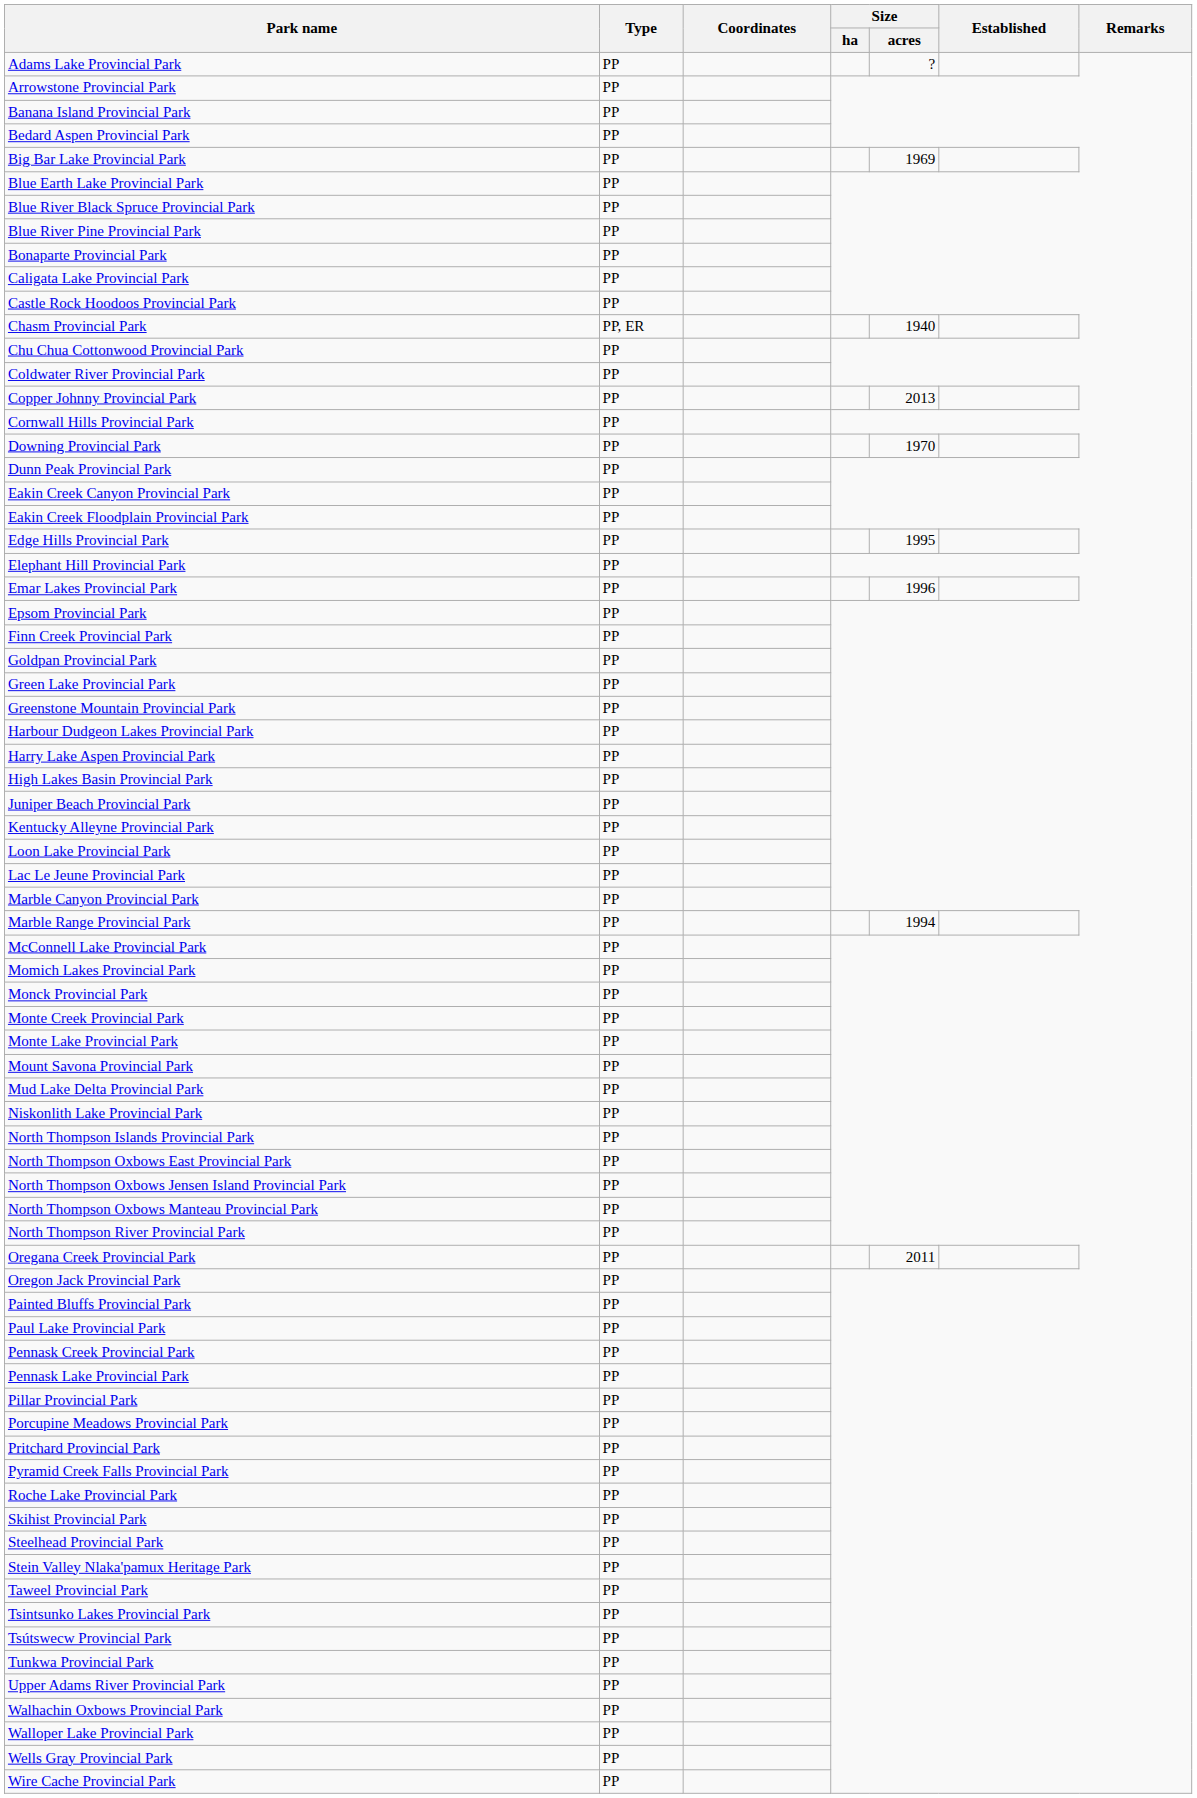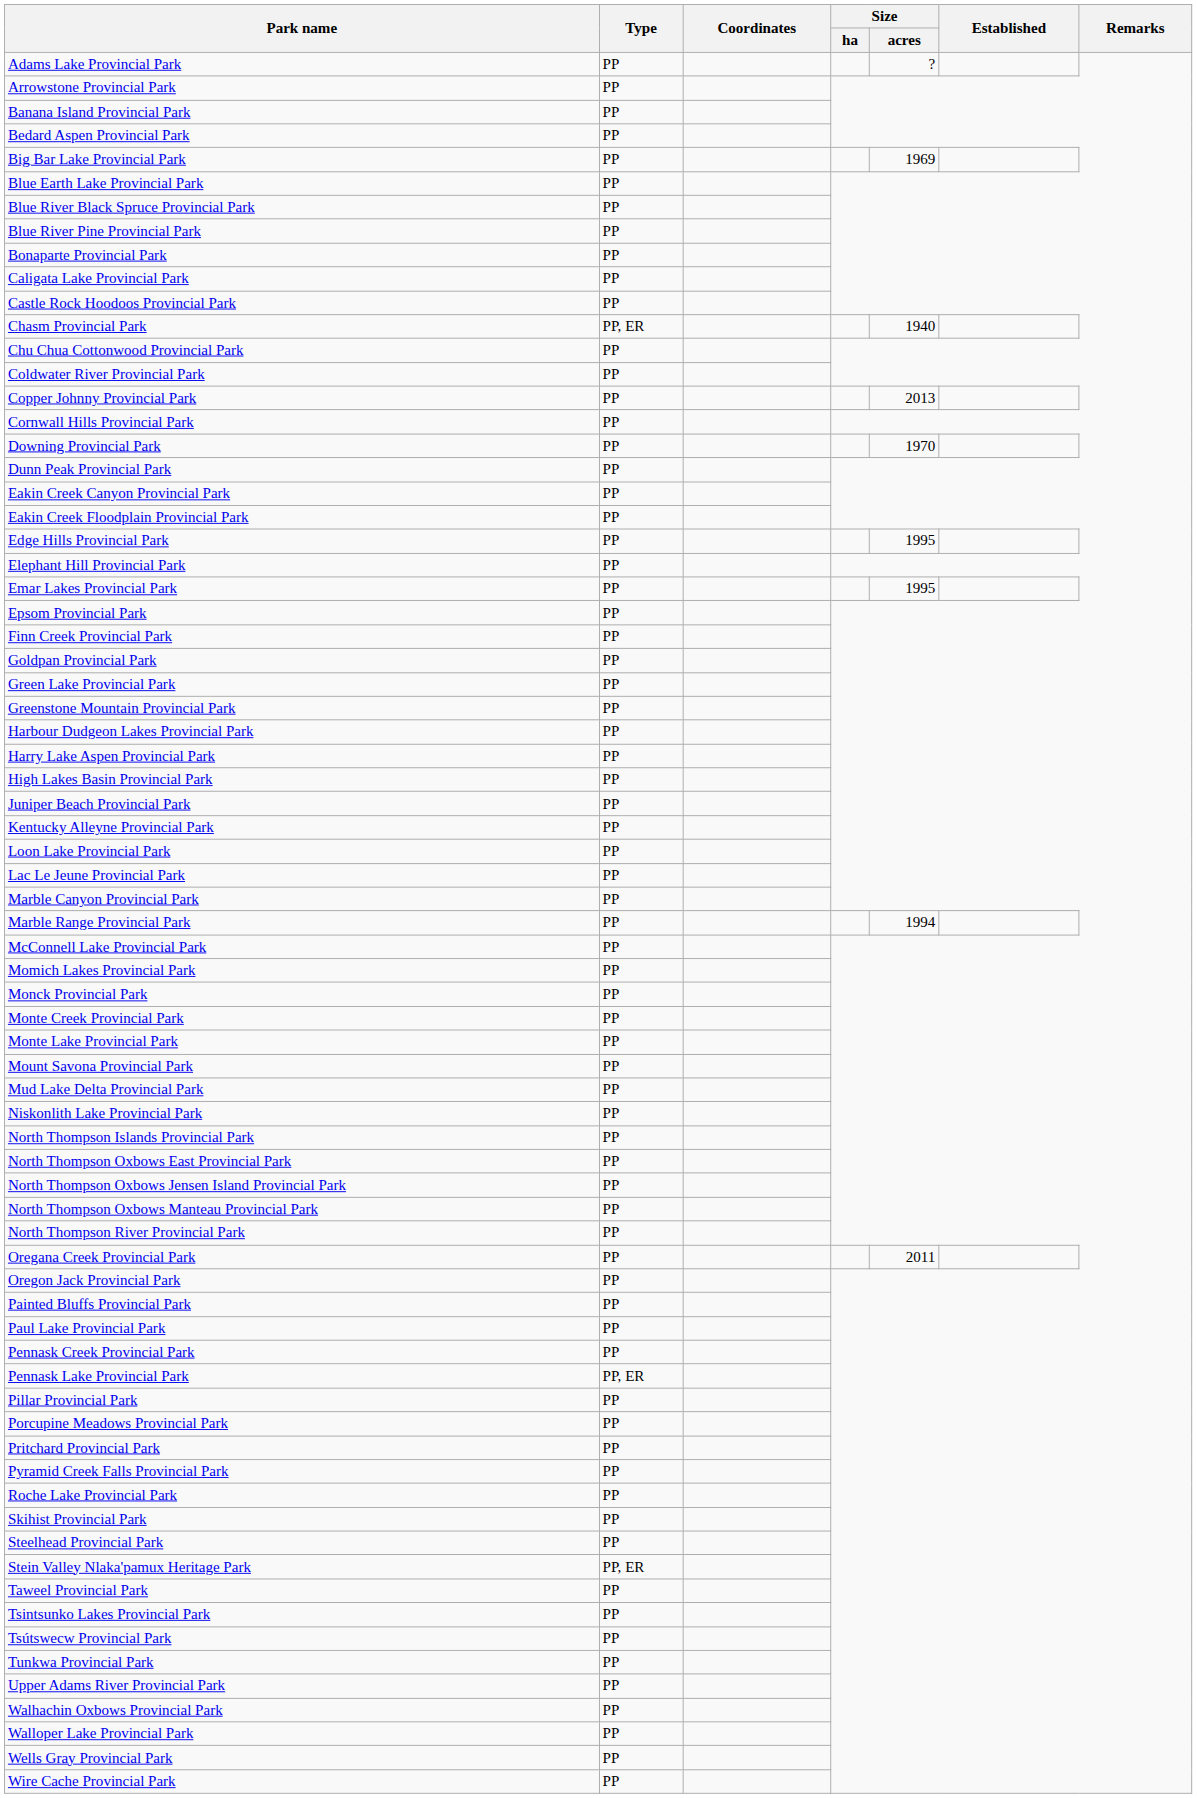(920, 588) 1996 -> (920, 588) 1995
(611, 1376) PP -> (623, 1376) PP, ER
(611, 1566) PP -> (623, 1566) PP, ER
